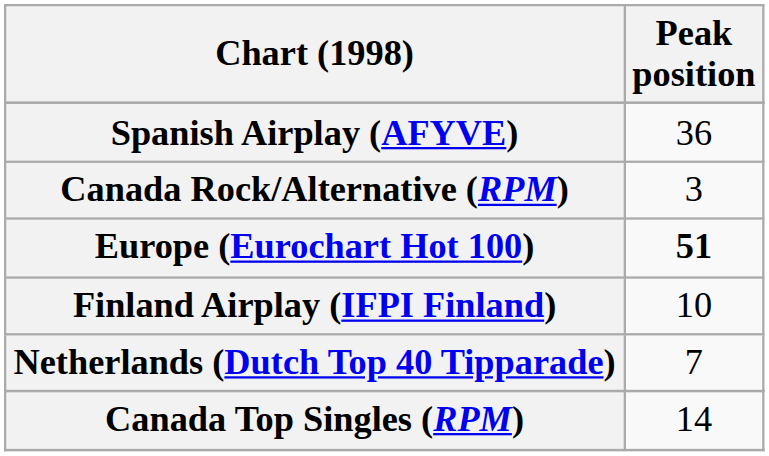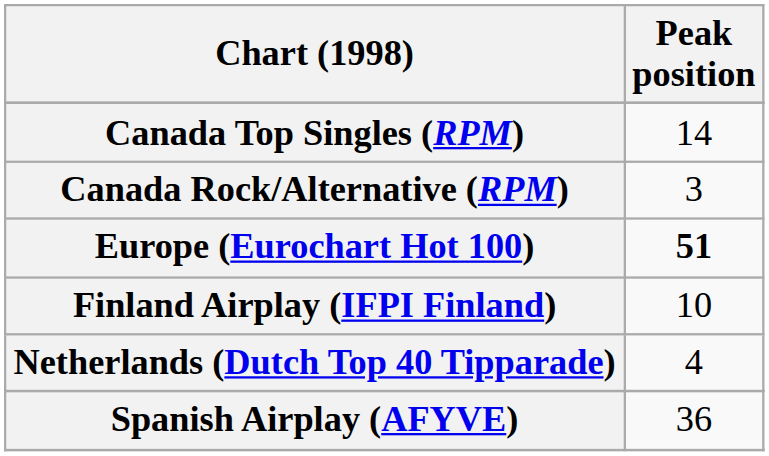rows swapped: (315, 419) <-> (315, 131)
(694, 362) 7 -> (694, 362) 4
